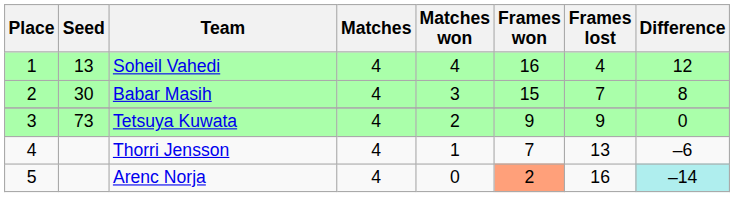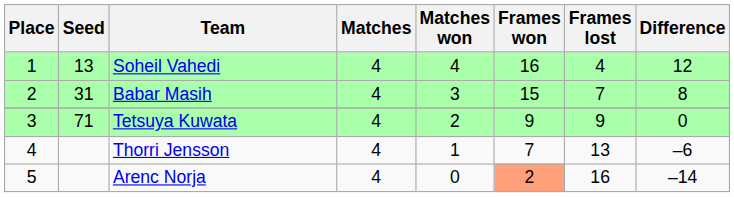(84, 94) 30 -> (84, 94) 31
(84, 121) 73 -> (84, 121) 71
(683, 177) paleturquoise background -> (683, 177) no background
